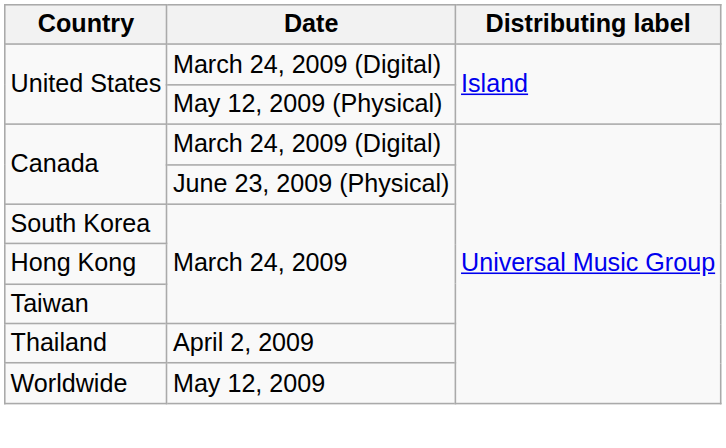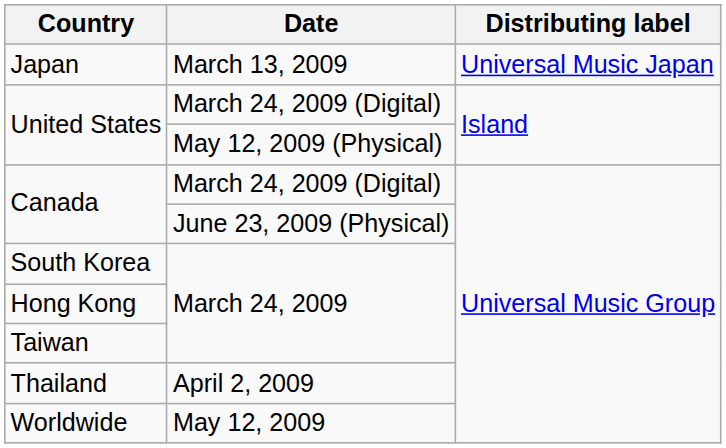+ row: (45, 64)
